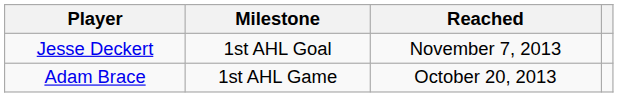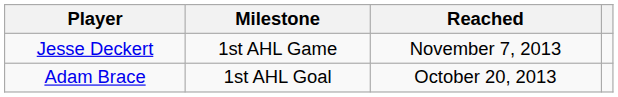(278, 48) 1st AHL Goal -> (278, 48) 1st AHL Game
(278, 77) 1st AHL Game -> (278, 77) 1st AHL Goal
